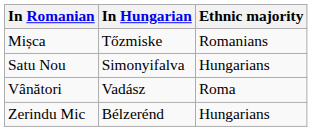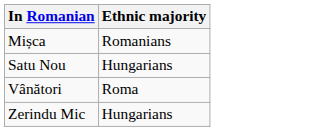- column: (147, 16)
